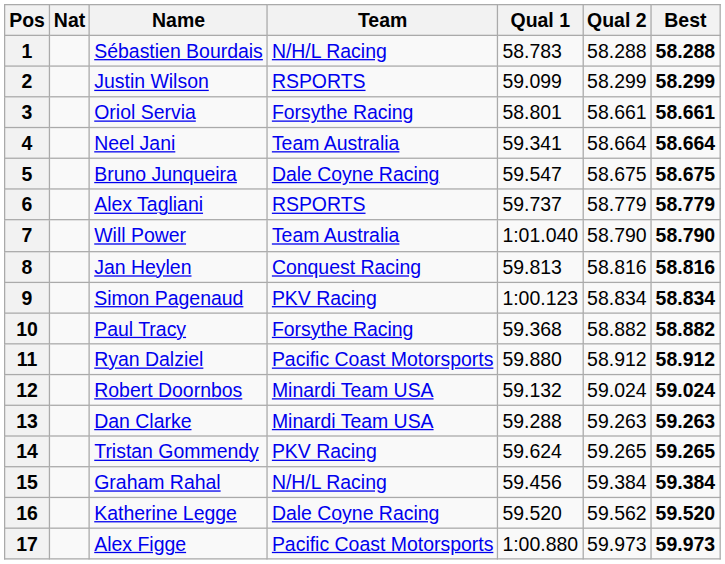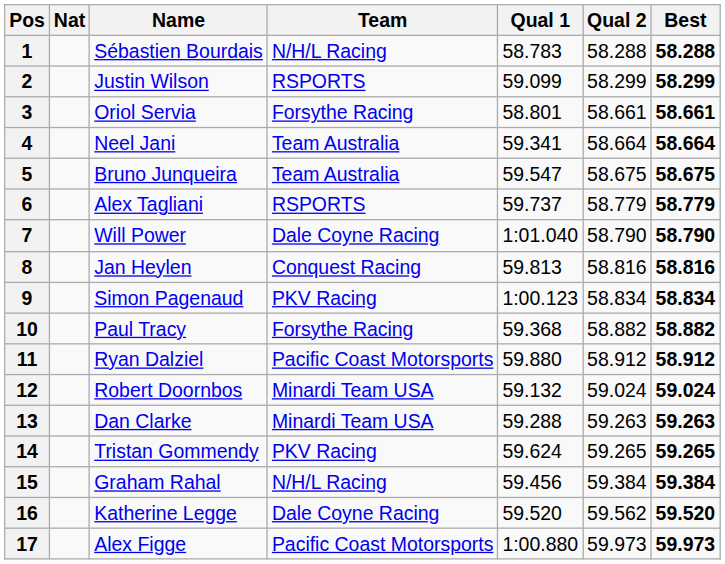(356, 174) Dale Coyne Racing -> (336, 174) Team Australia
(336, 236) Team Australia -> (356, 236) Dale Coyne Racing
